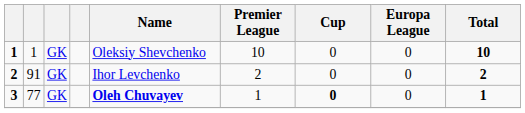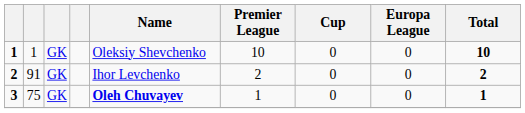(34, 96) 77 -> (34, 96) 75
(333, 96) bold -> (333, 96) normal
